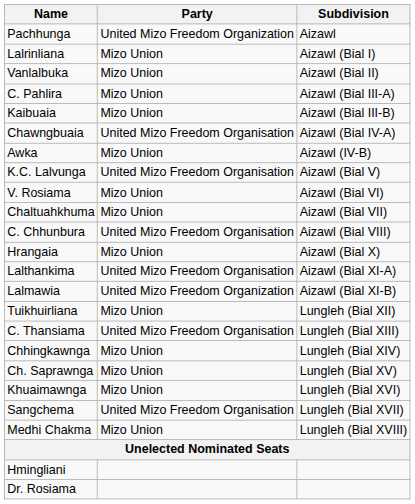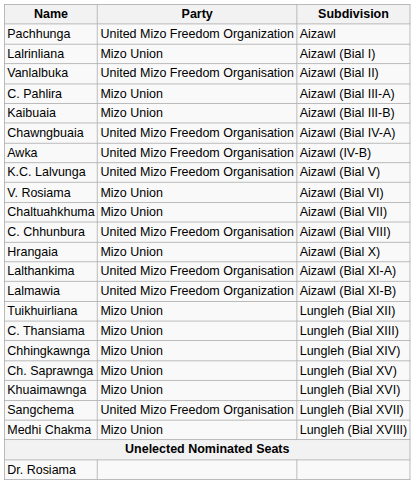(132, 73) Mizo Union -> (197, 73) United Mizo Freedom Organisation
(132, 152) Mizo Union -> (197, 152) United Mizo Freedom Organisation
(197, 331) United Mizo Freedom Organisation -> (132, 331) Mizo Union
- row: (36, 469)
